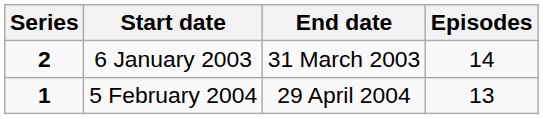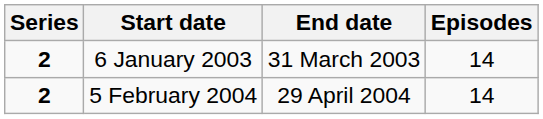(44, 95) 1 -> (44, 95) 2
(482, 95) 13 -> (482, 95) 14
